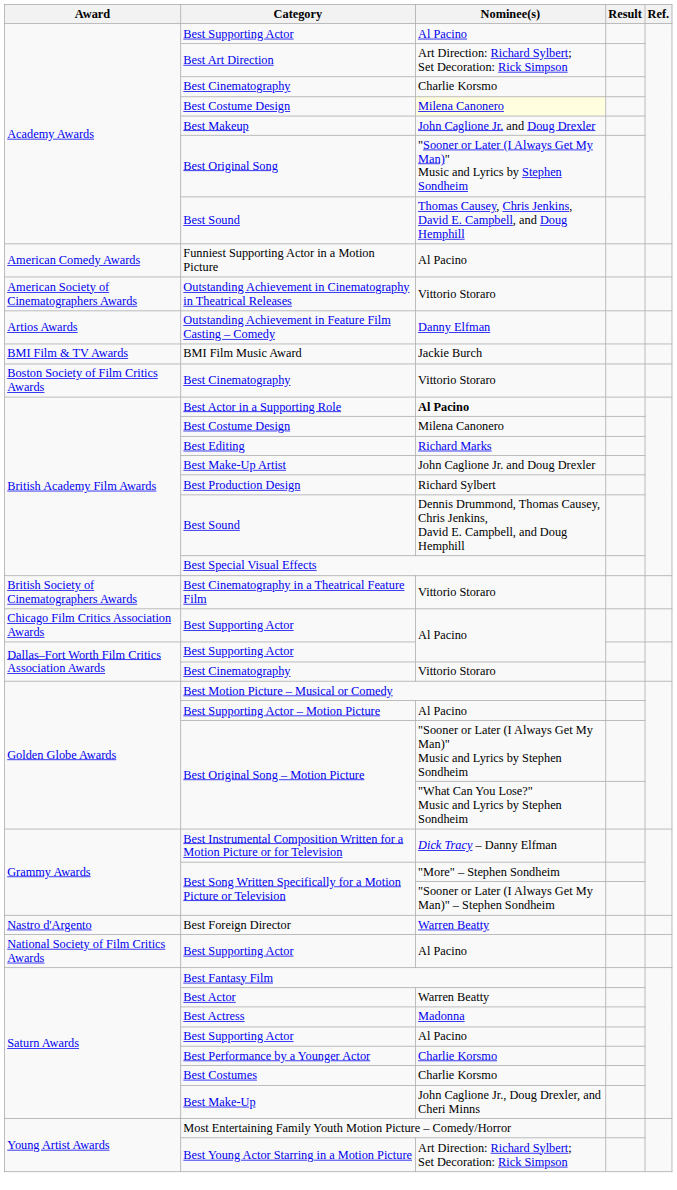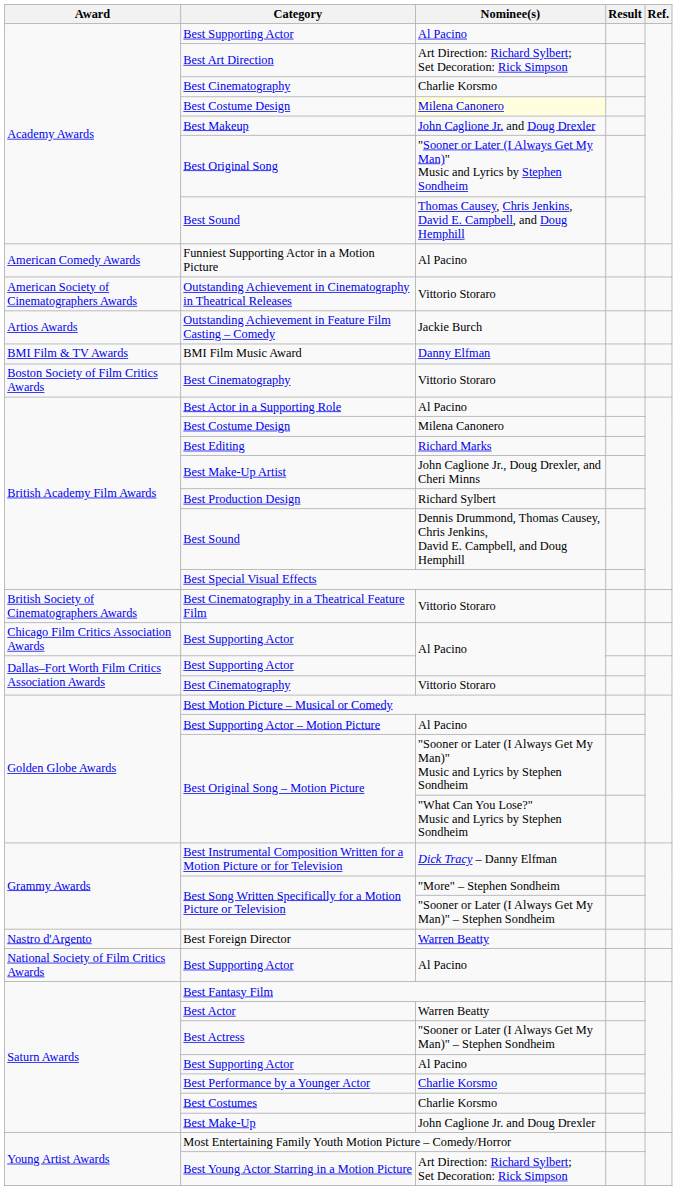(454, 327) Danny Elfman -> (450, 327) Jackie Burch
(450, 353) Jackie Burch -> (454, 353) Danny Elfman
(444, 406) bold -> (443, 406) normal
(507, 465) John Caglione Jr. and Doug Drexler -> (510, 472) John Caglione Jr., Doug Drexler, and Cheri Minns
(441, 1016) Madonna -> (505, 1037) "Sooner or Later (I Always Get My Man)" – Stephen Sondheim
(510, 1101) John Caglione Jr., Doug Drexler, and Cheri Minns -> (507, 1122) John Caglione Jr. and Doug Drexler
